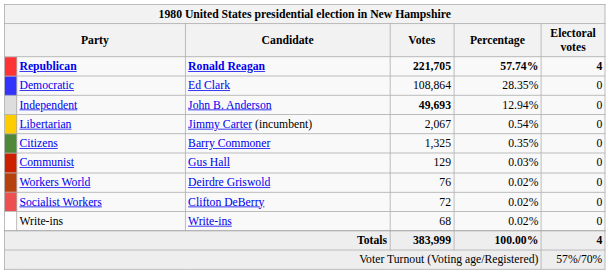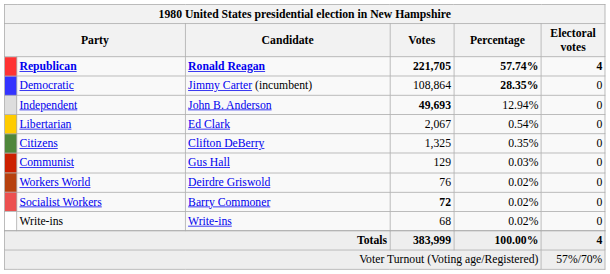(209, 86) Ed Clark -> (250, 86) Jimmy Carter (incumbent)
(520, 86) normal -> (519, 86) bold
(250, 124) Jimmy Carter (incumbent) -> (209, 124) Ed Clark
(229, 143) Barry Commoner -> (226, 143) Clifton DeBerry
(226, 201) Clifton DeBerry -> (229, 201) Barry Commoner
(445, 201) normal -> (445, 201) bold
